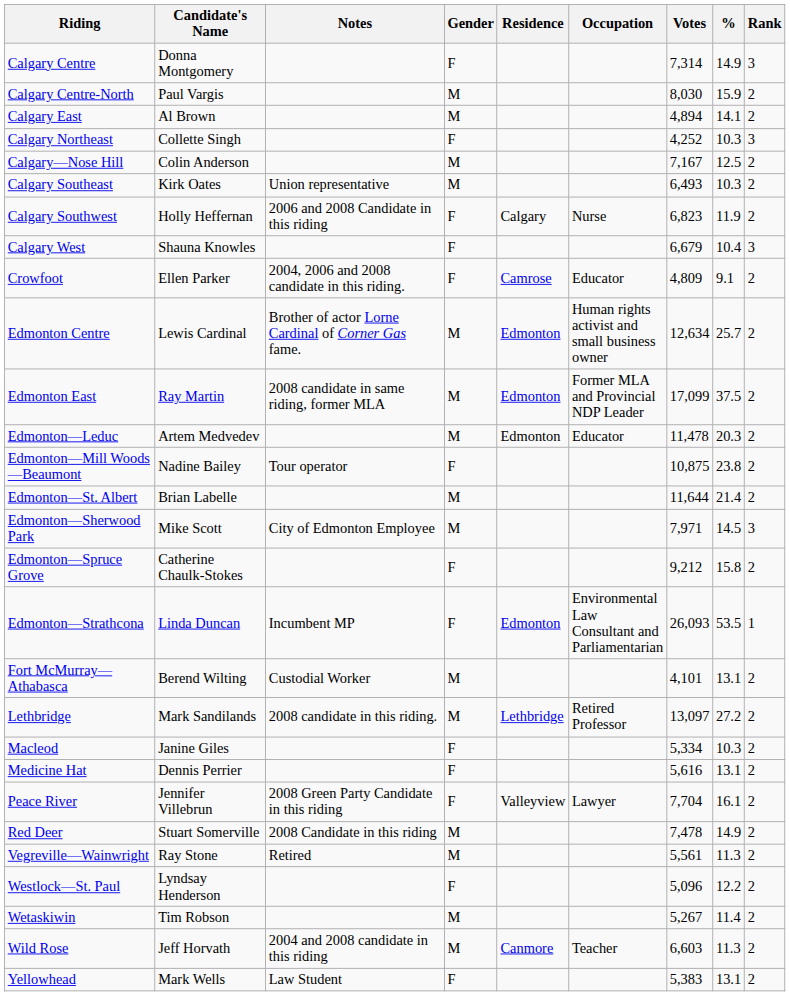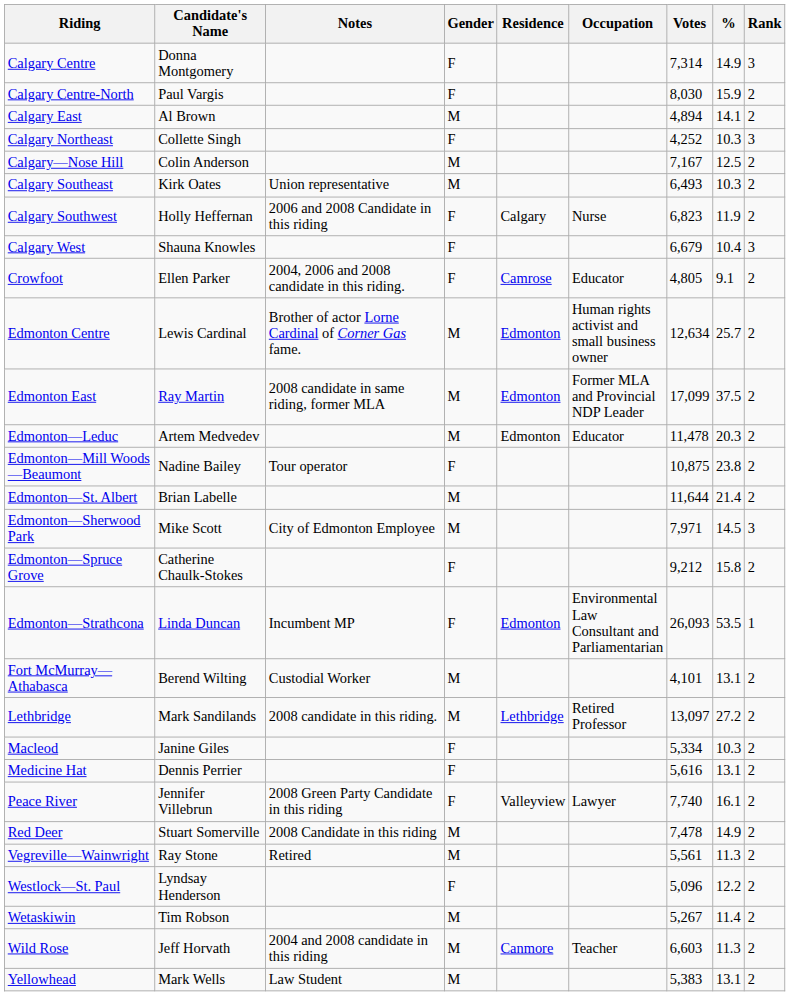(454, 93) M -> (451, 93) F
(686, 278) 4,809 -> (686, 278) 4,805
(686, 801) 7,704 -> (686, 801) 7,740
(451, 979) F -> (454, 979) M
